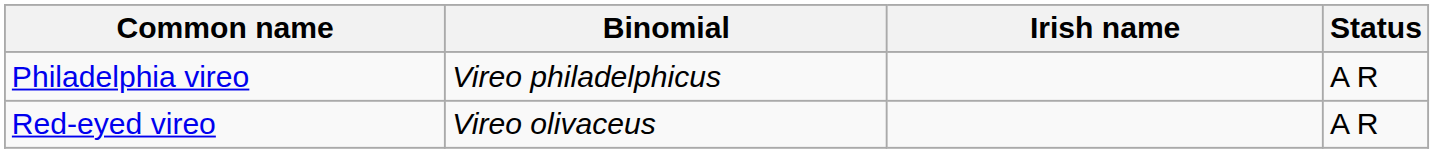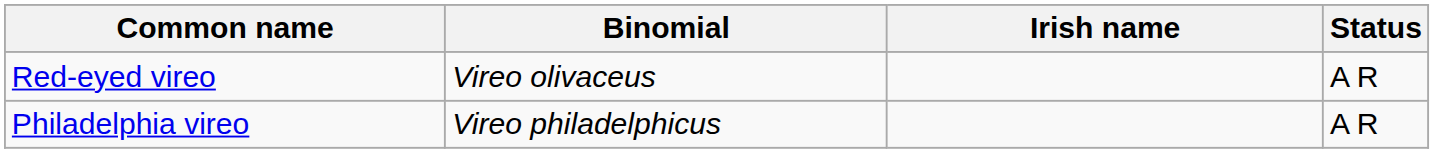rows swapped: (131, 76) <-> (114, 123)
